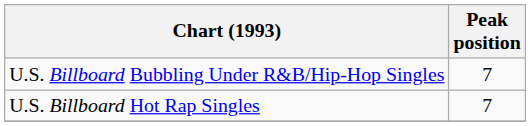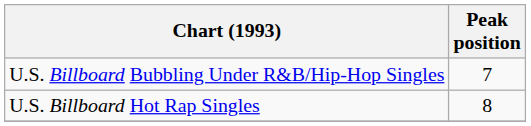(487, 105) 7 -> (487, 105) 8
